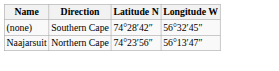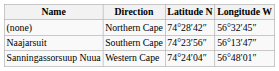(80, 27) Southern Cape -> (134, 27) Northern Cape
(80, 43) Northern Cape -> (134, 43) Southern Cape
+ row: (54, 58)
